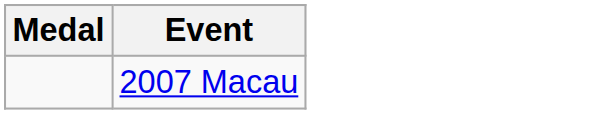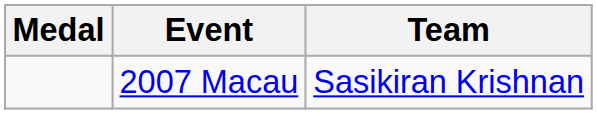+ column: (449, 30)
